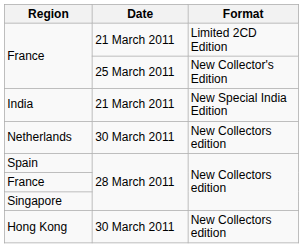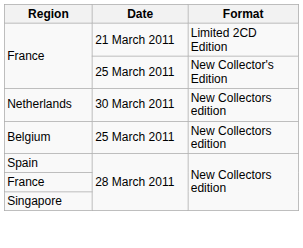- row: (20, 104)
+ row: (29, 137)
- row: (37, 227)
